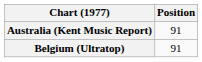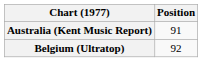(176, 48) 91 -> (176, 48) 92
